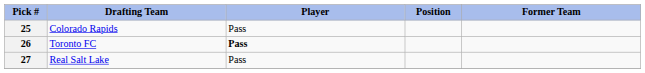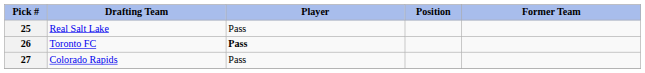(84, 28) Colorado Rapids -> (79, 28) Real Salt Lake
(79, 60) Real Salt Lake -> (84, 60) Colorado Rapids
